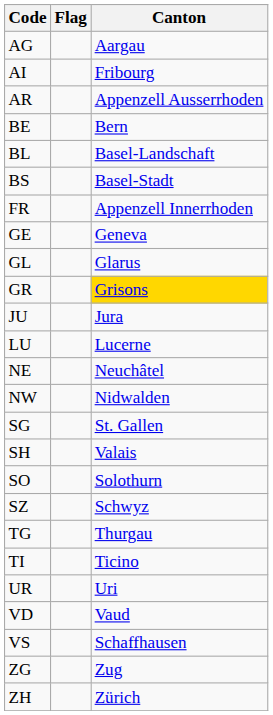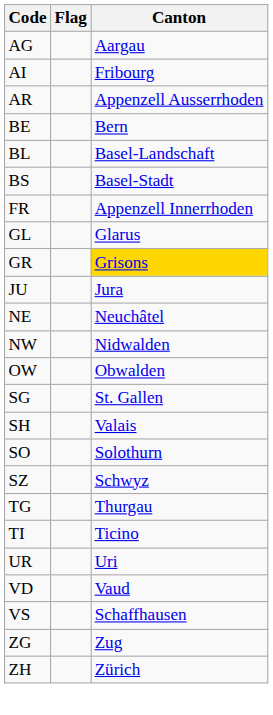- row: (20, 235)
- row: (20, 343)
+ row: (23, 371)
